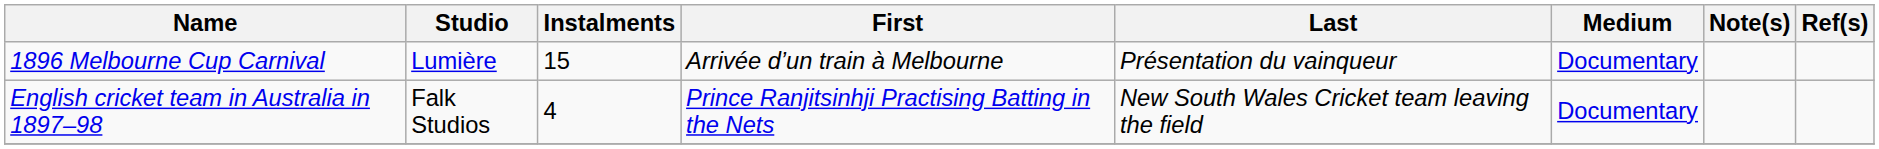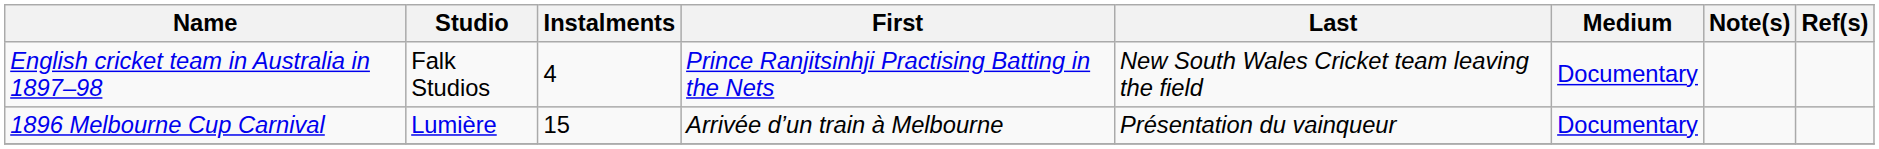rows swapped: (168, 60) <-> (190, 111)
